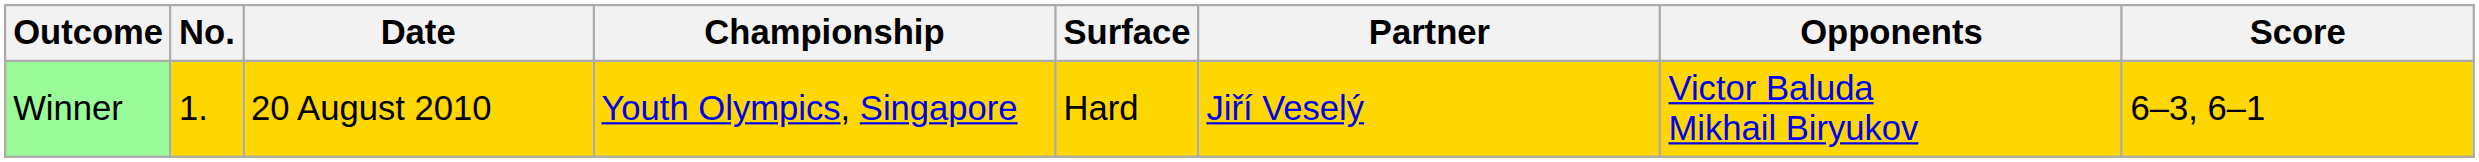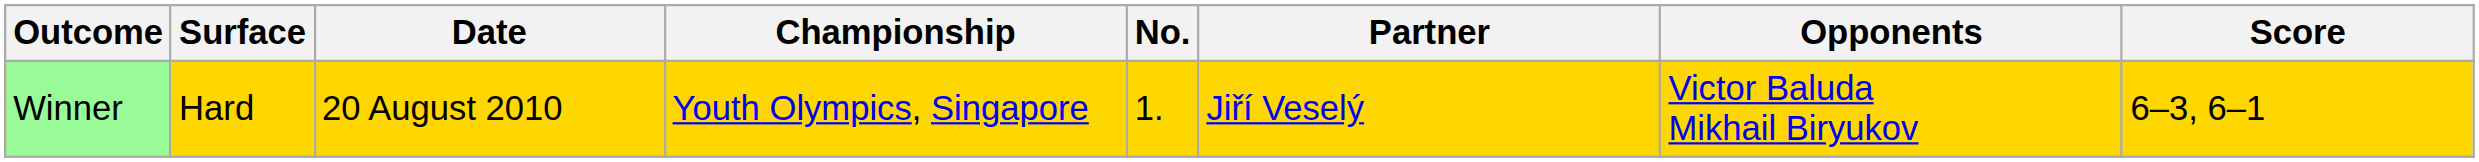columns swapped: (207, 32) <-> (1127, 32)
